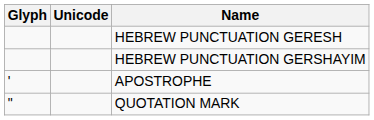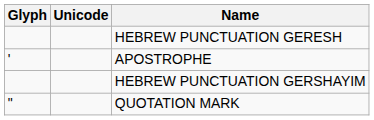rows swapped: (240, 59) <-> (163, 81)
